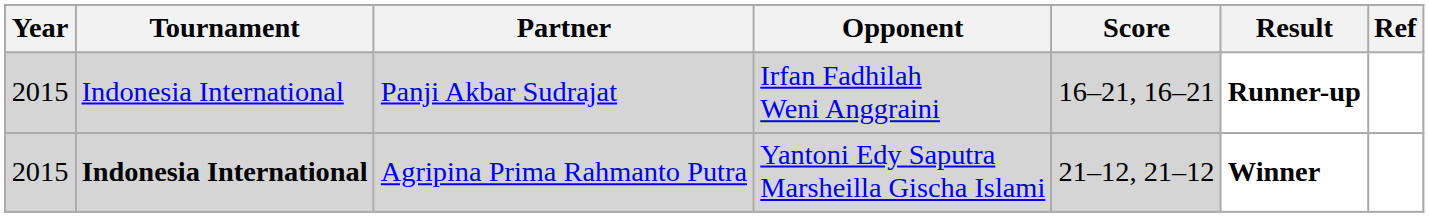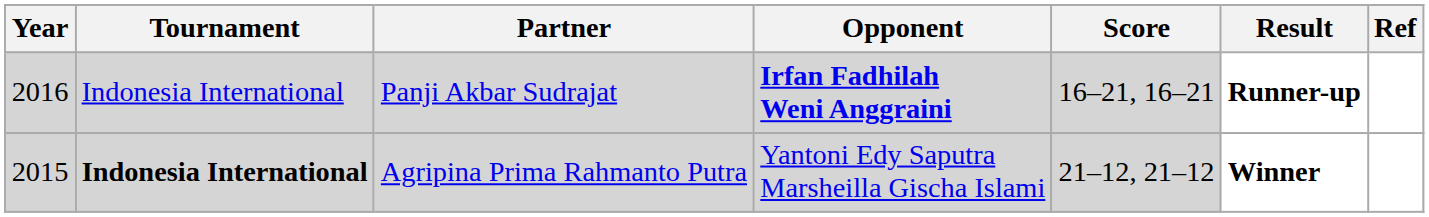(40, 91) 2015 -> (40, 91) 2016
(850, 91) normal -> (856, 91) bold
